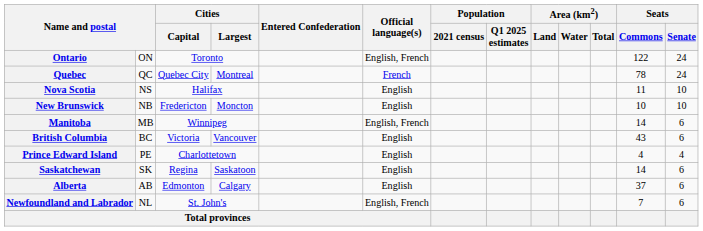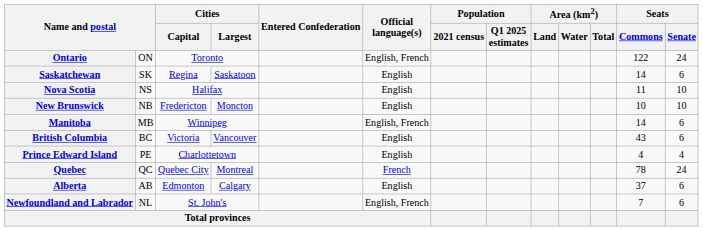rows swapped: (70, 74) <-> (70, 170)
